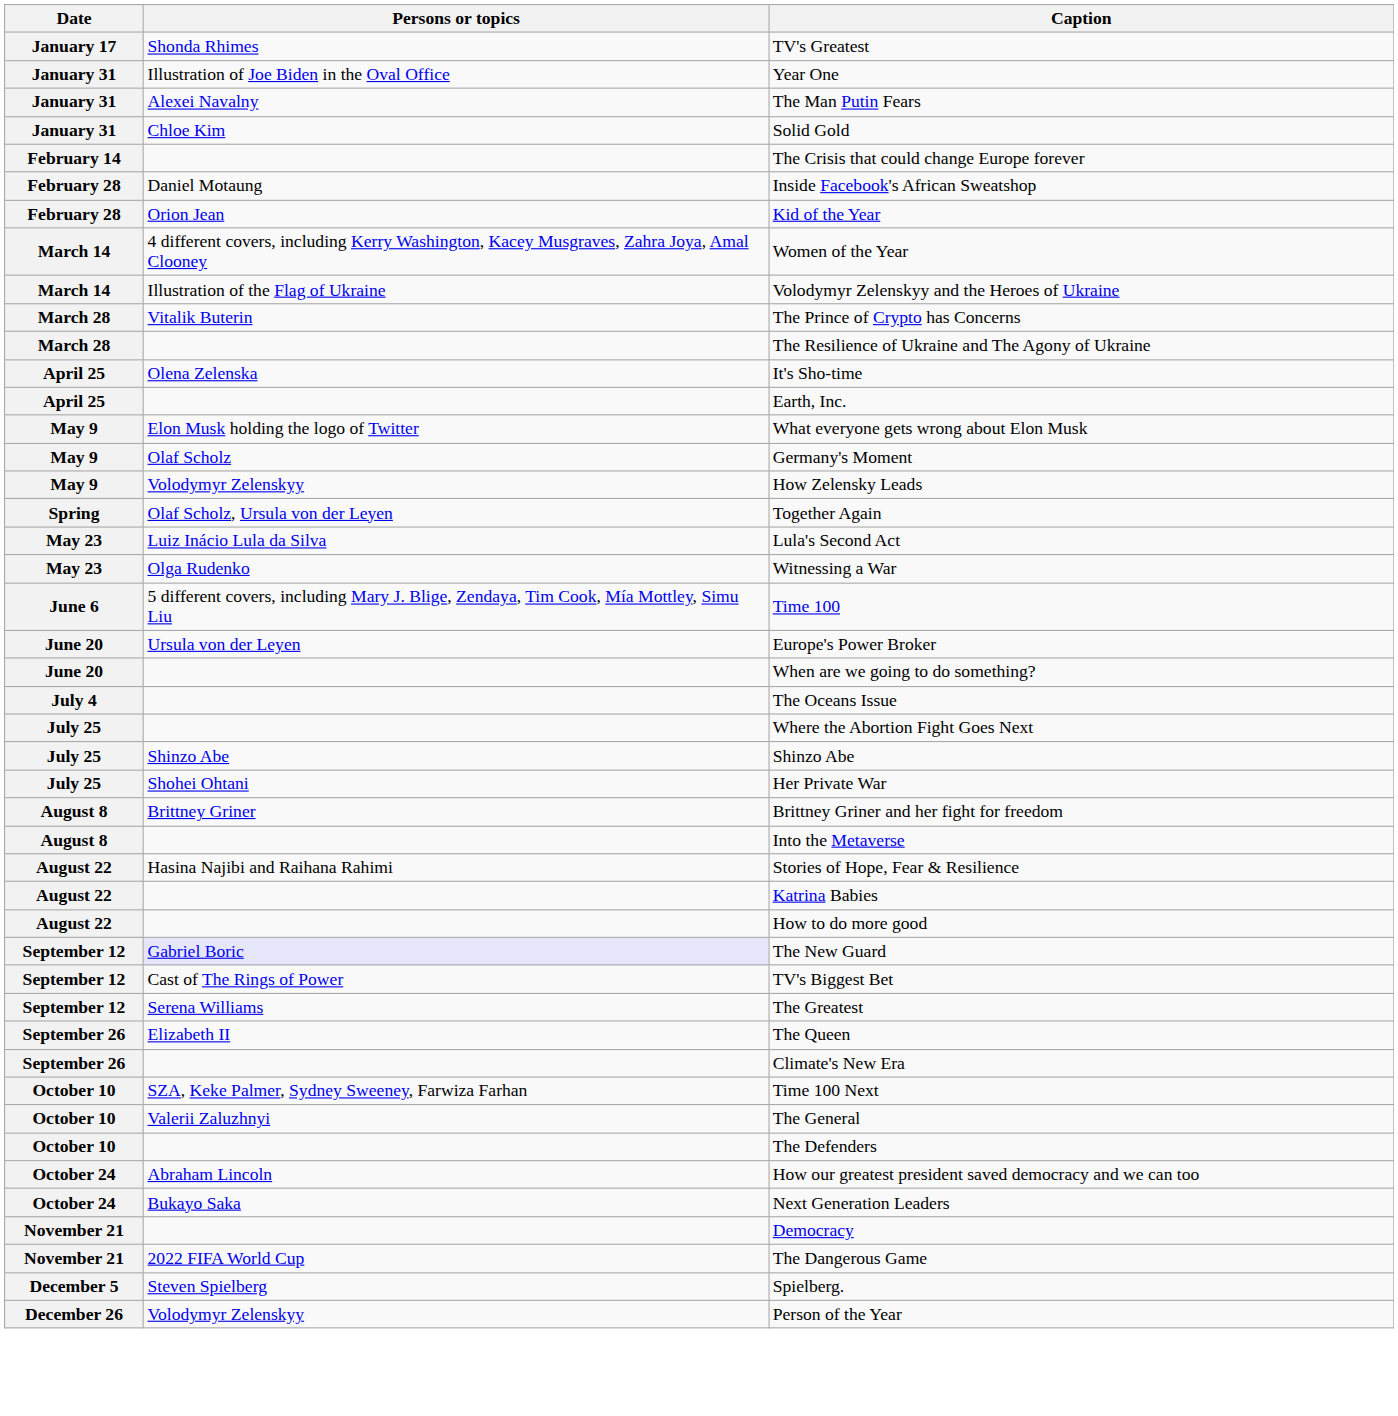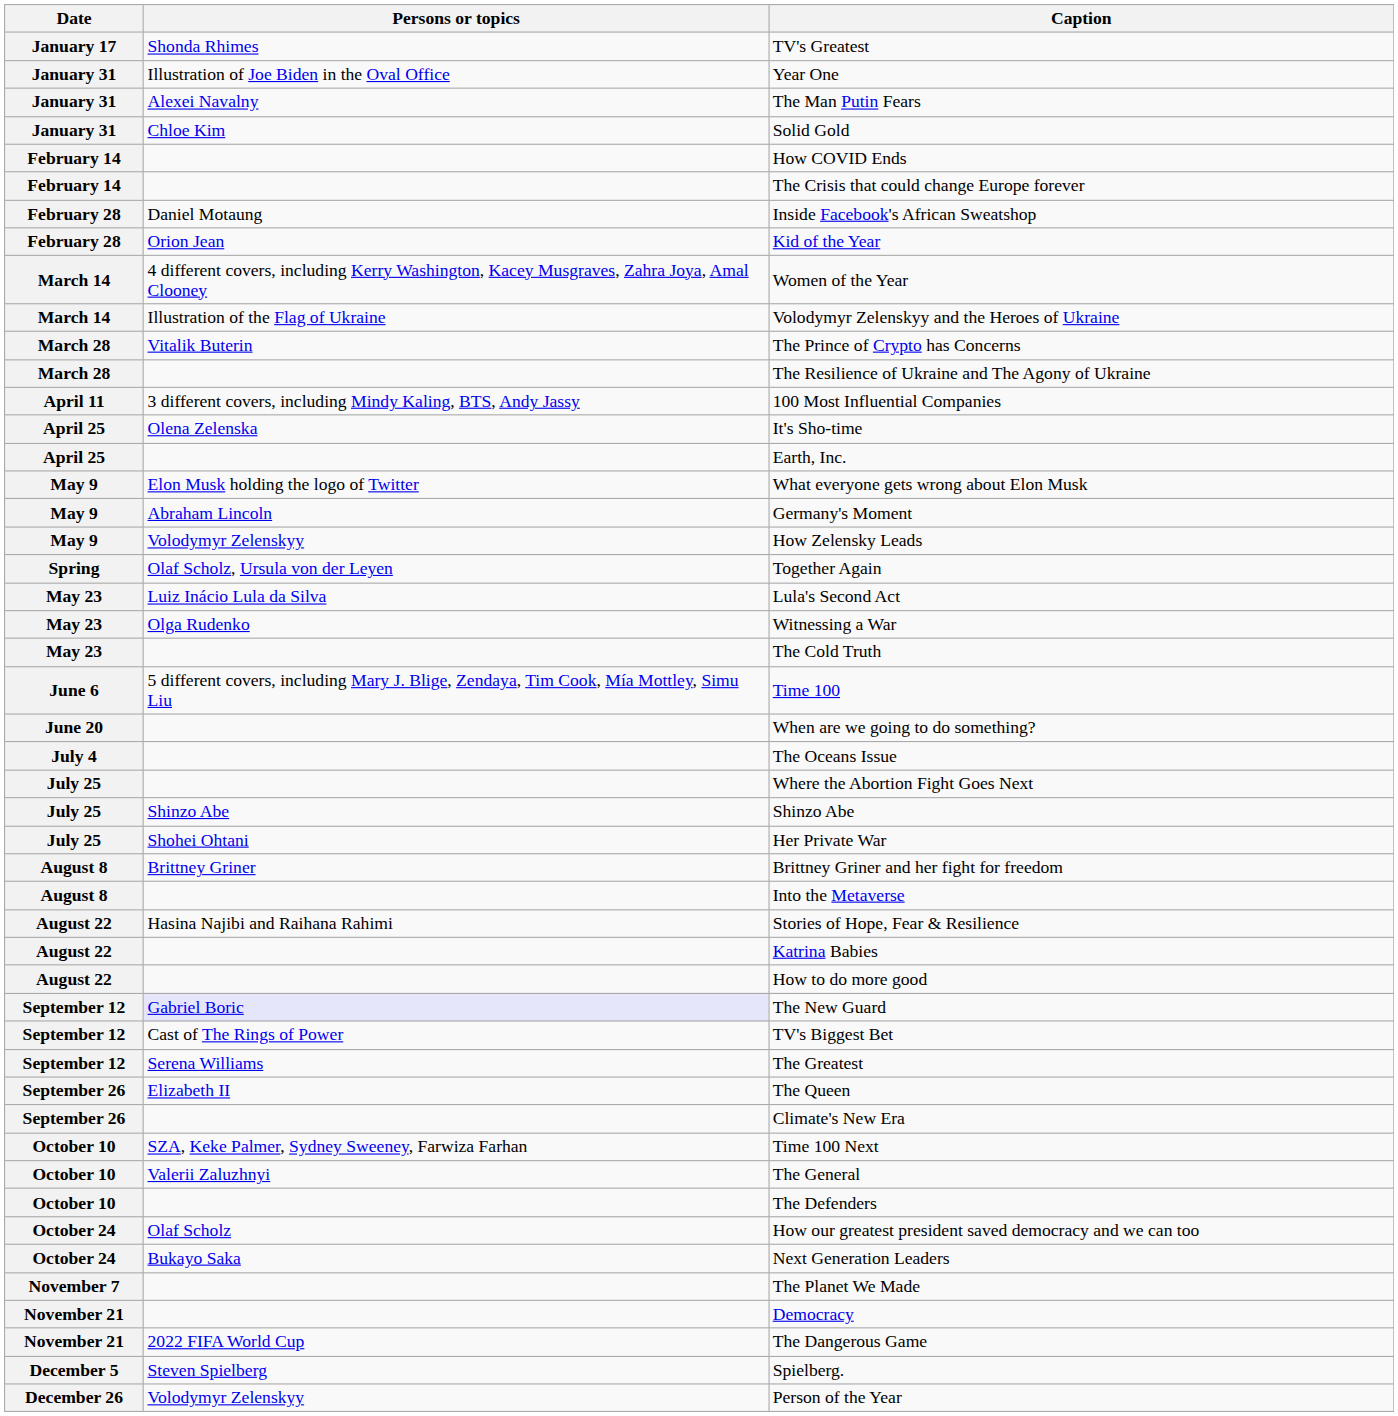+ row: (840, 158)
+ row: (887, 401)
(189, 456) Olaf Scholz -> (210, 512) Abraham Lincoln
+ row: (827, 652)
- row: (854, 644)
(210, 1174) Abraham Lincoln -> (189, 1230) Olaf Scholz
+ row: (846, 1286)
